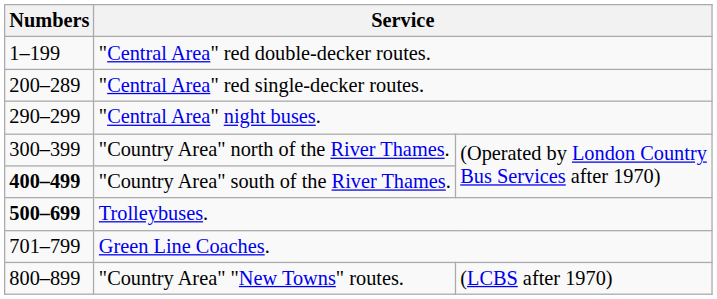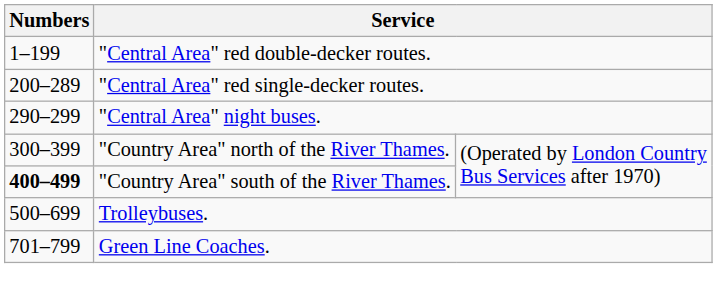(45, 213) bold -> (45, 213) normal
- row: (251, 278)
